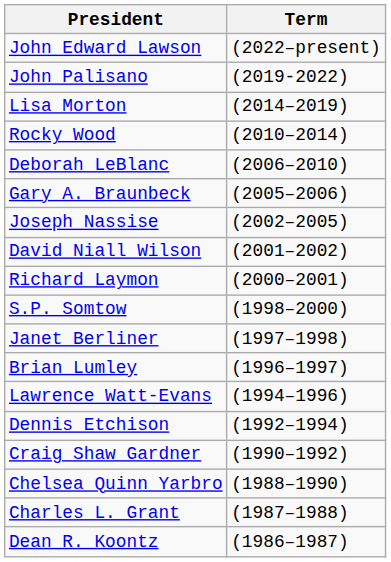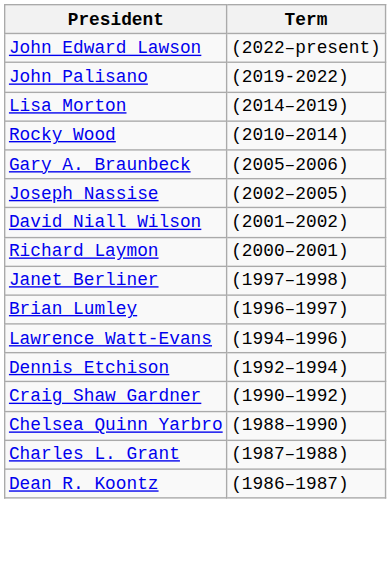- row: (89, 164)
- row: (68, 309)
